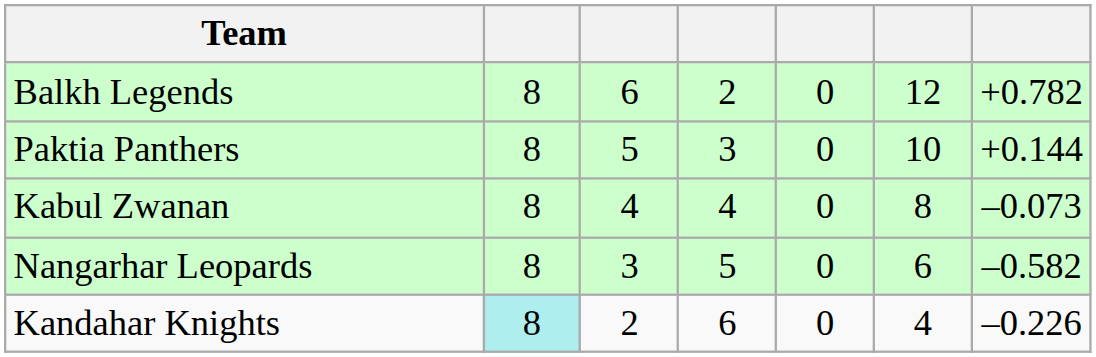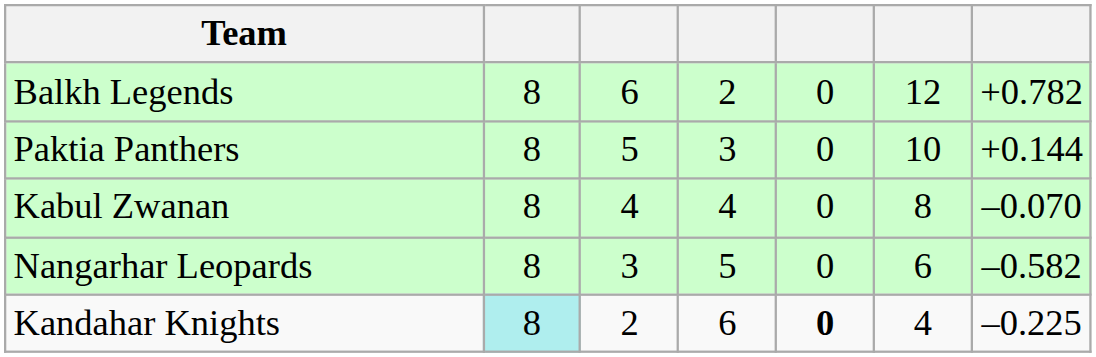(1032, 206) –0.073 -> (1032, 206) –0.070
(825, 322) normal -> (825, 322) bold
(1032, 322) –0.226 -> (1032, 322) –0.225
